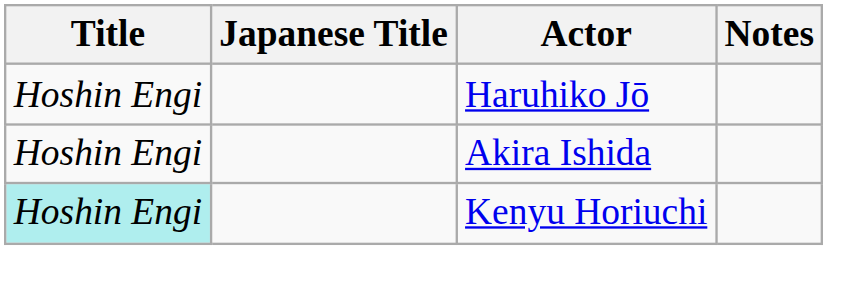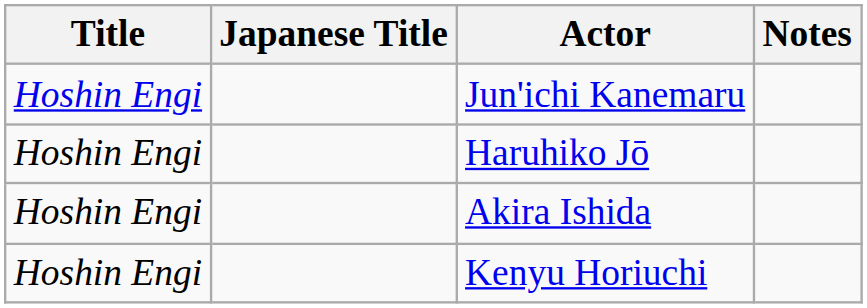+ row: (605, 93)
(108, 212) paleturquoise background -> (108, 271) no background
